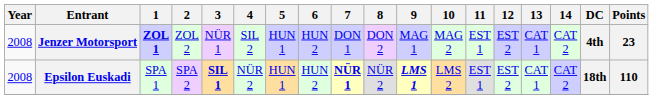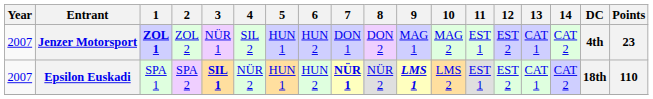(20, 42) 2008 -> (20, 42) 2007
(20, 76) 2008 -> (20, 76) 2007
